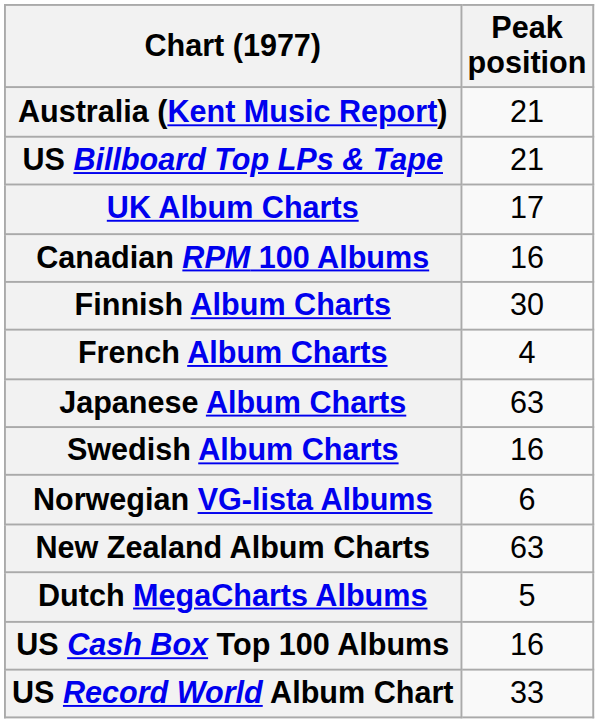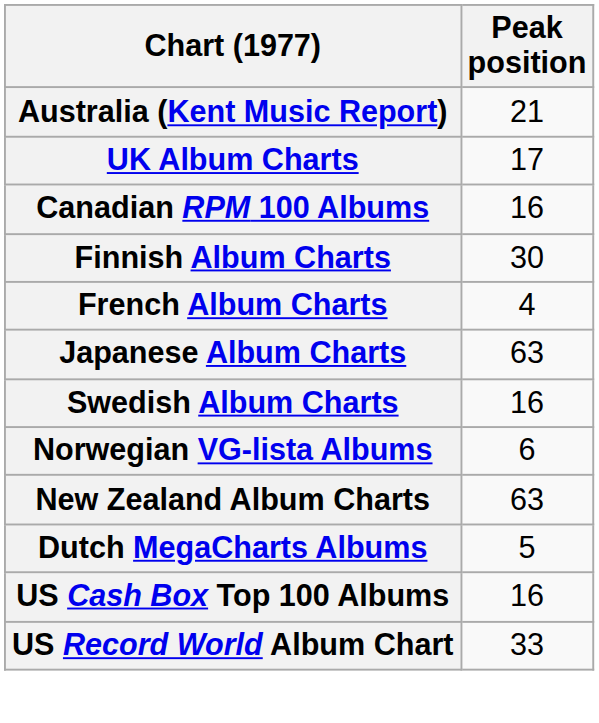- row: (233, 160)
